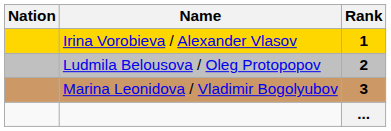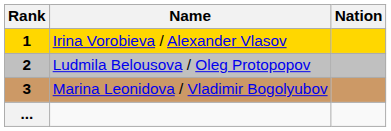columns swapped: (364, 16) <-> (32, 16)
